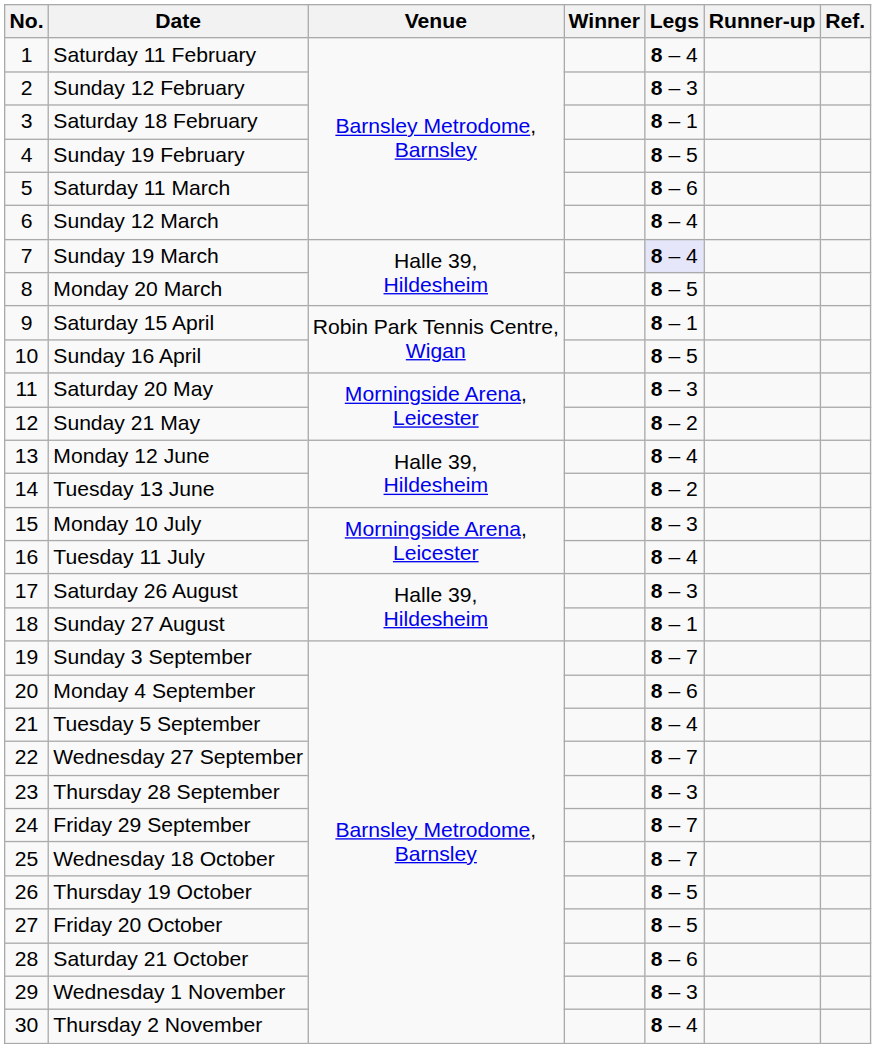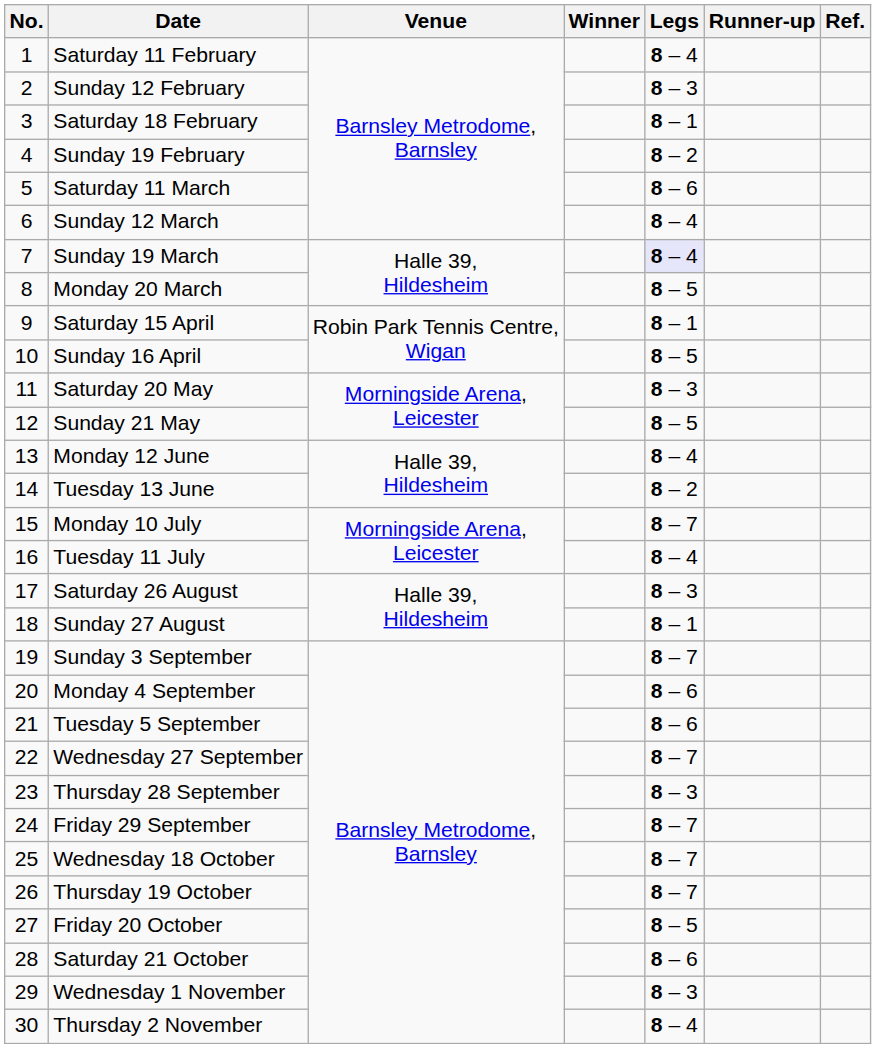(674, 155) 8 – 5 -> (674, 155) 8 – 2
(674, 423) 8 – 2 -> (674, 423) 8 – 5
(674, 523) 8 – 3 -> (674, 523) 8 – 7
(674, 724) 8 – 4 -> (674, 724) 8 – 6
(674, 892) 8 – 5 -> (674, 892) 8 – 7
